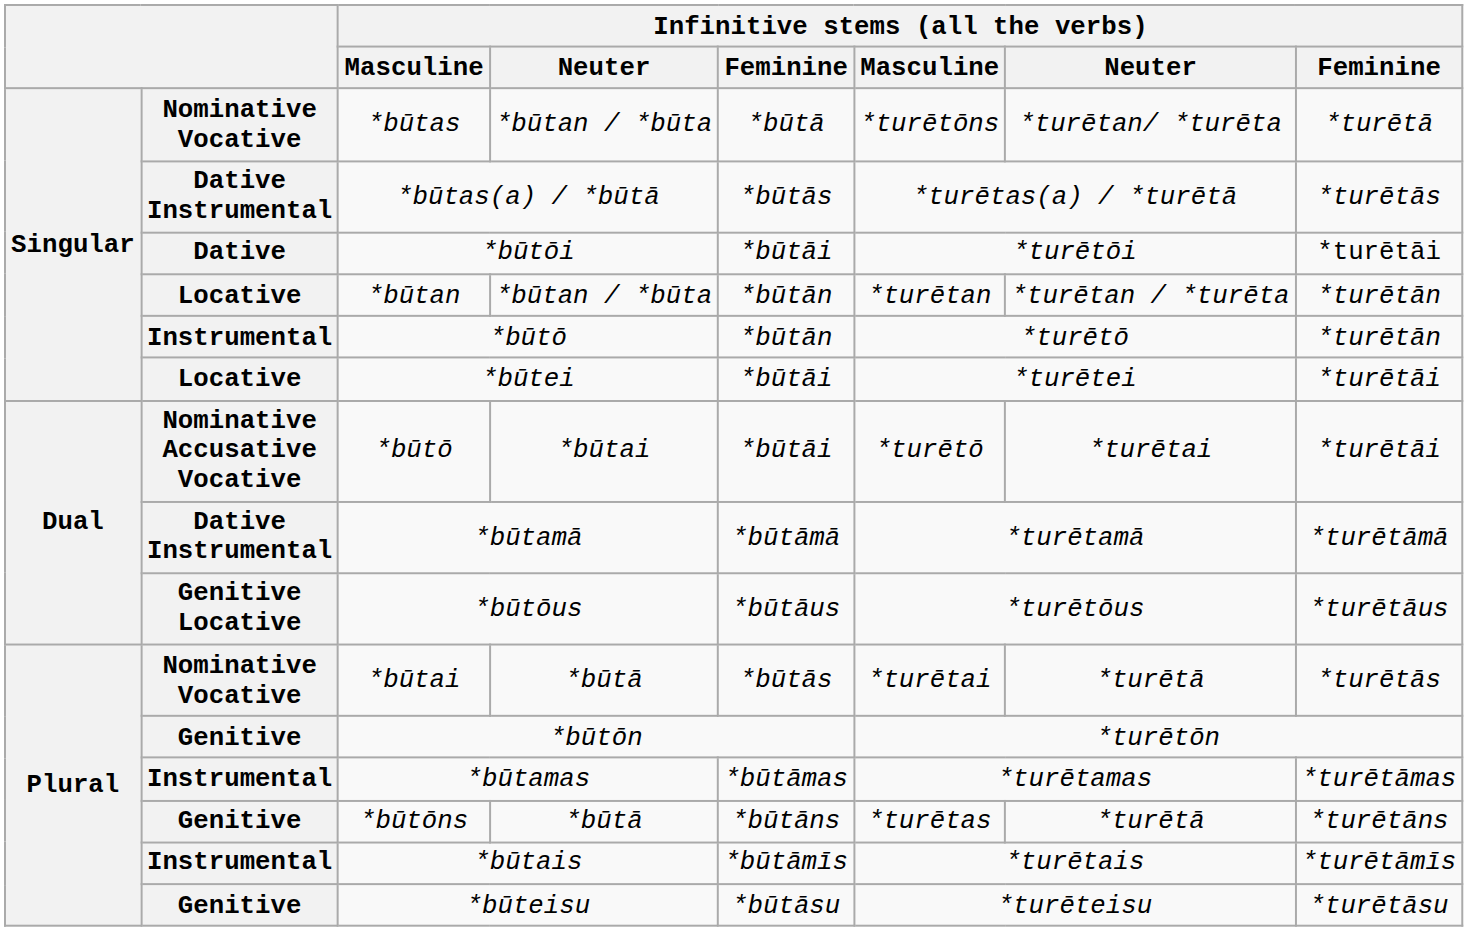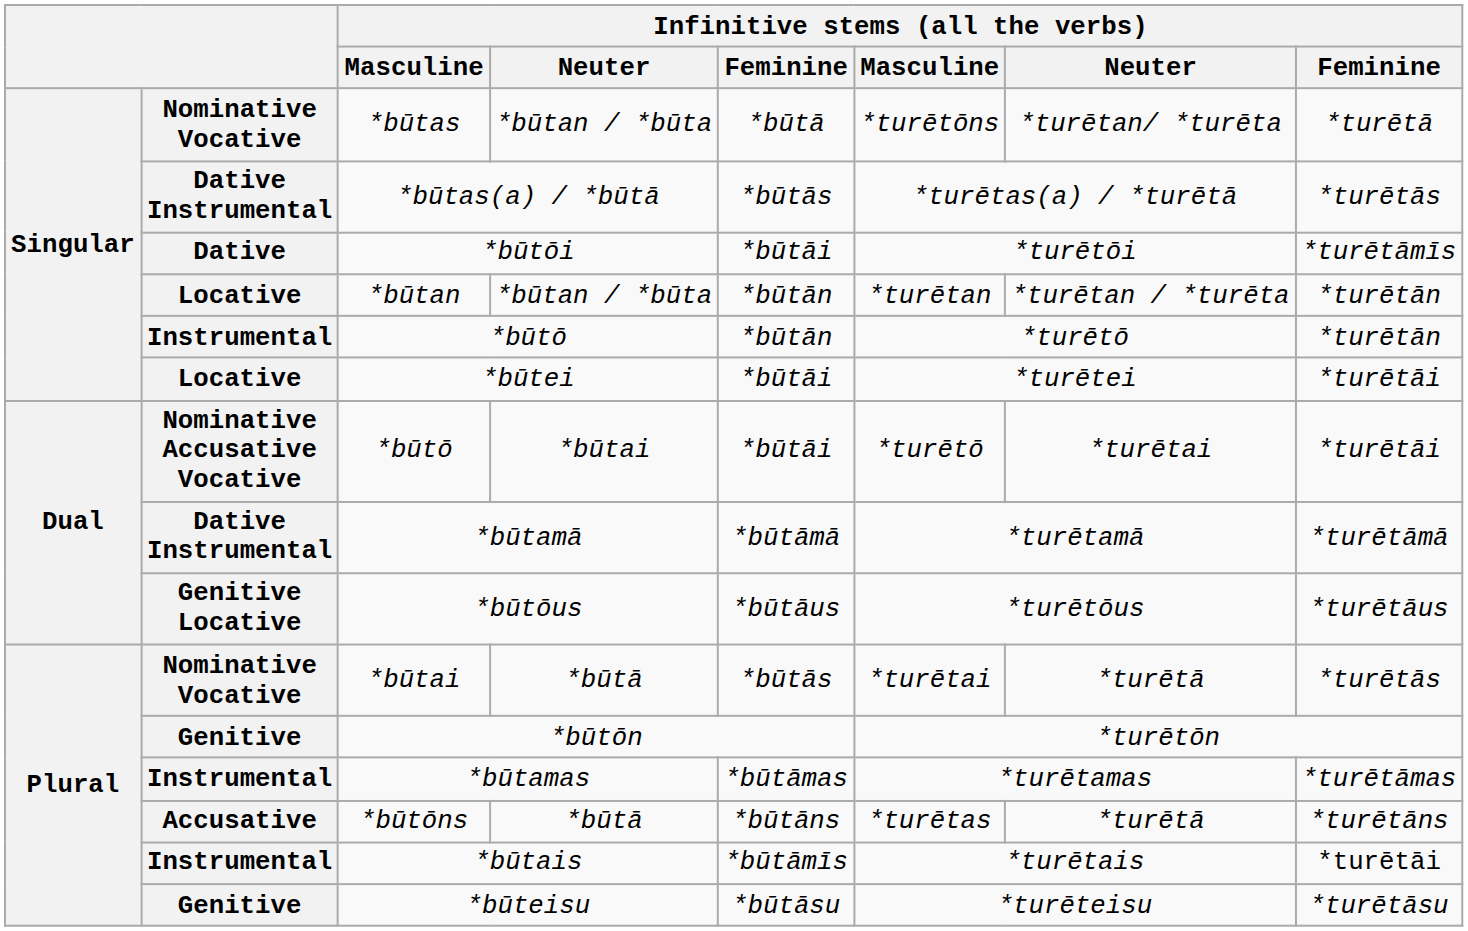(1379, 253) *turētāi -> (1379, 253) *turētāmīs
(240, 821) Genitive -> (240, 821) Accusative
(1379, 863) *turētāmīs -> (1379, 863) *turētāi
